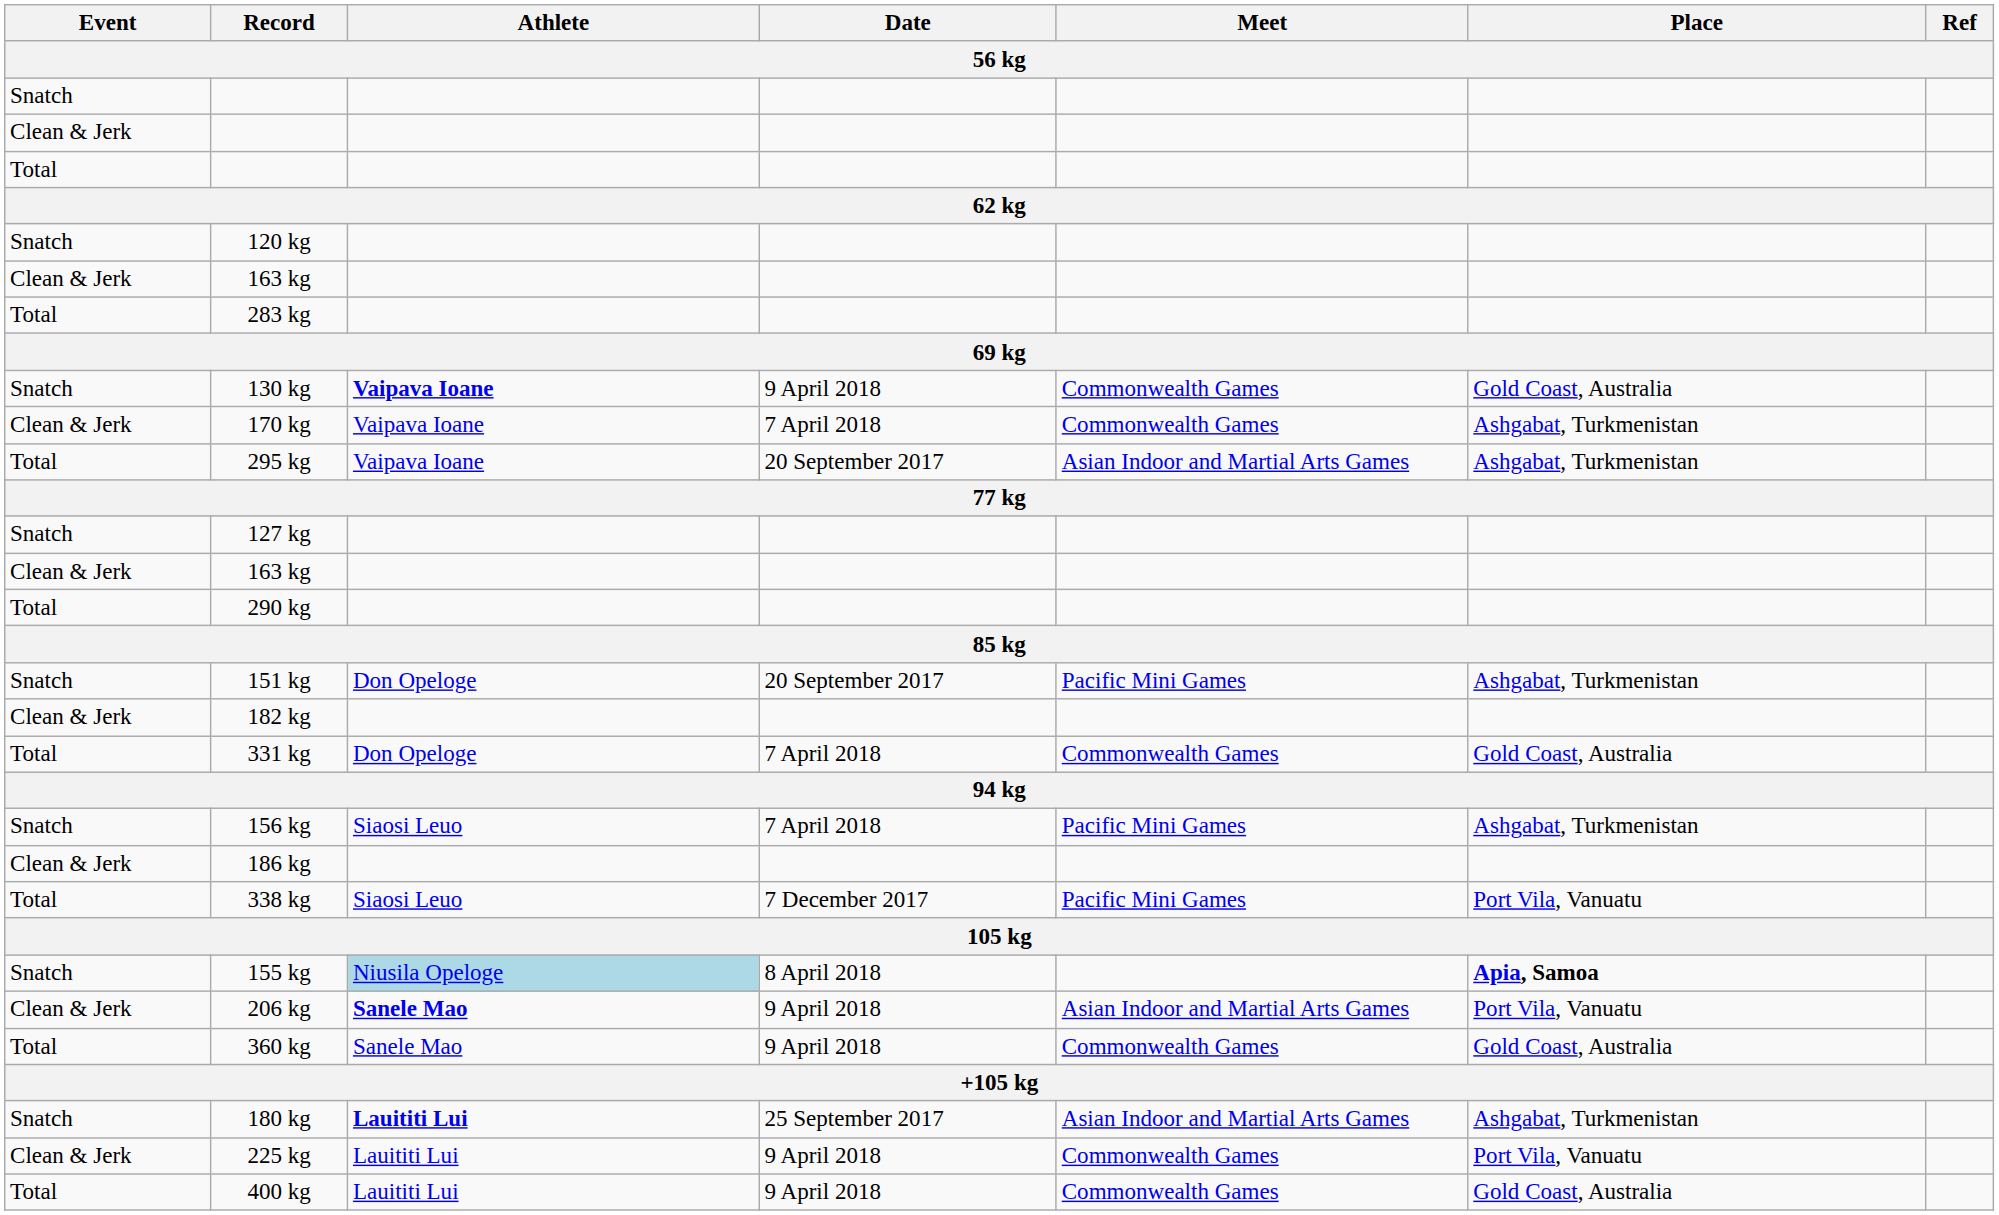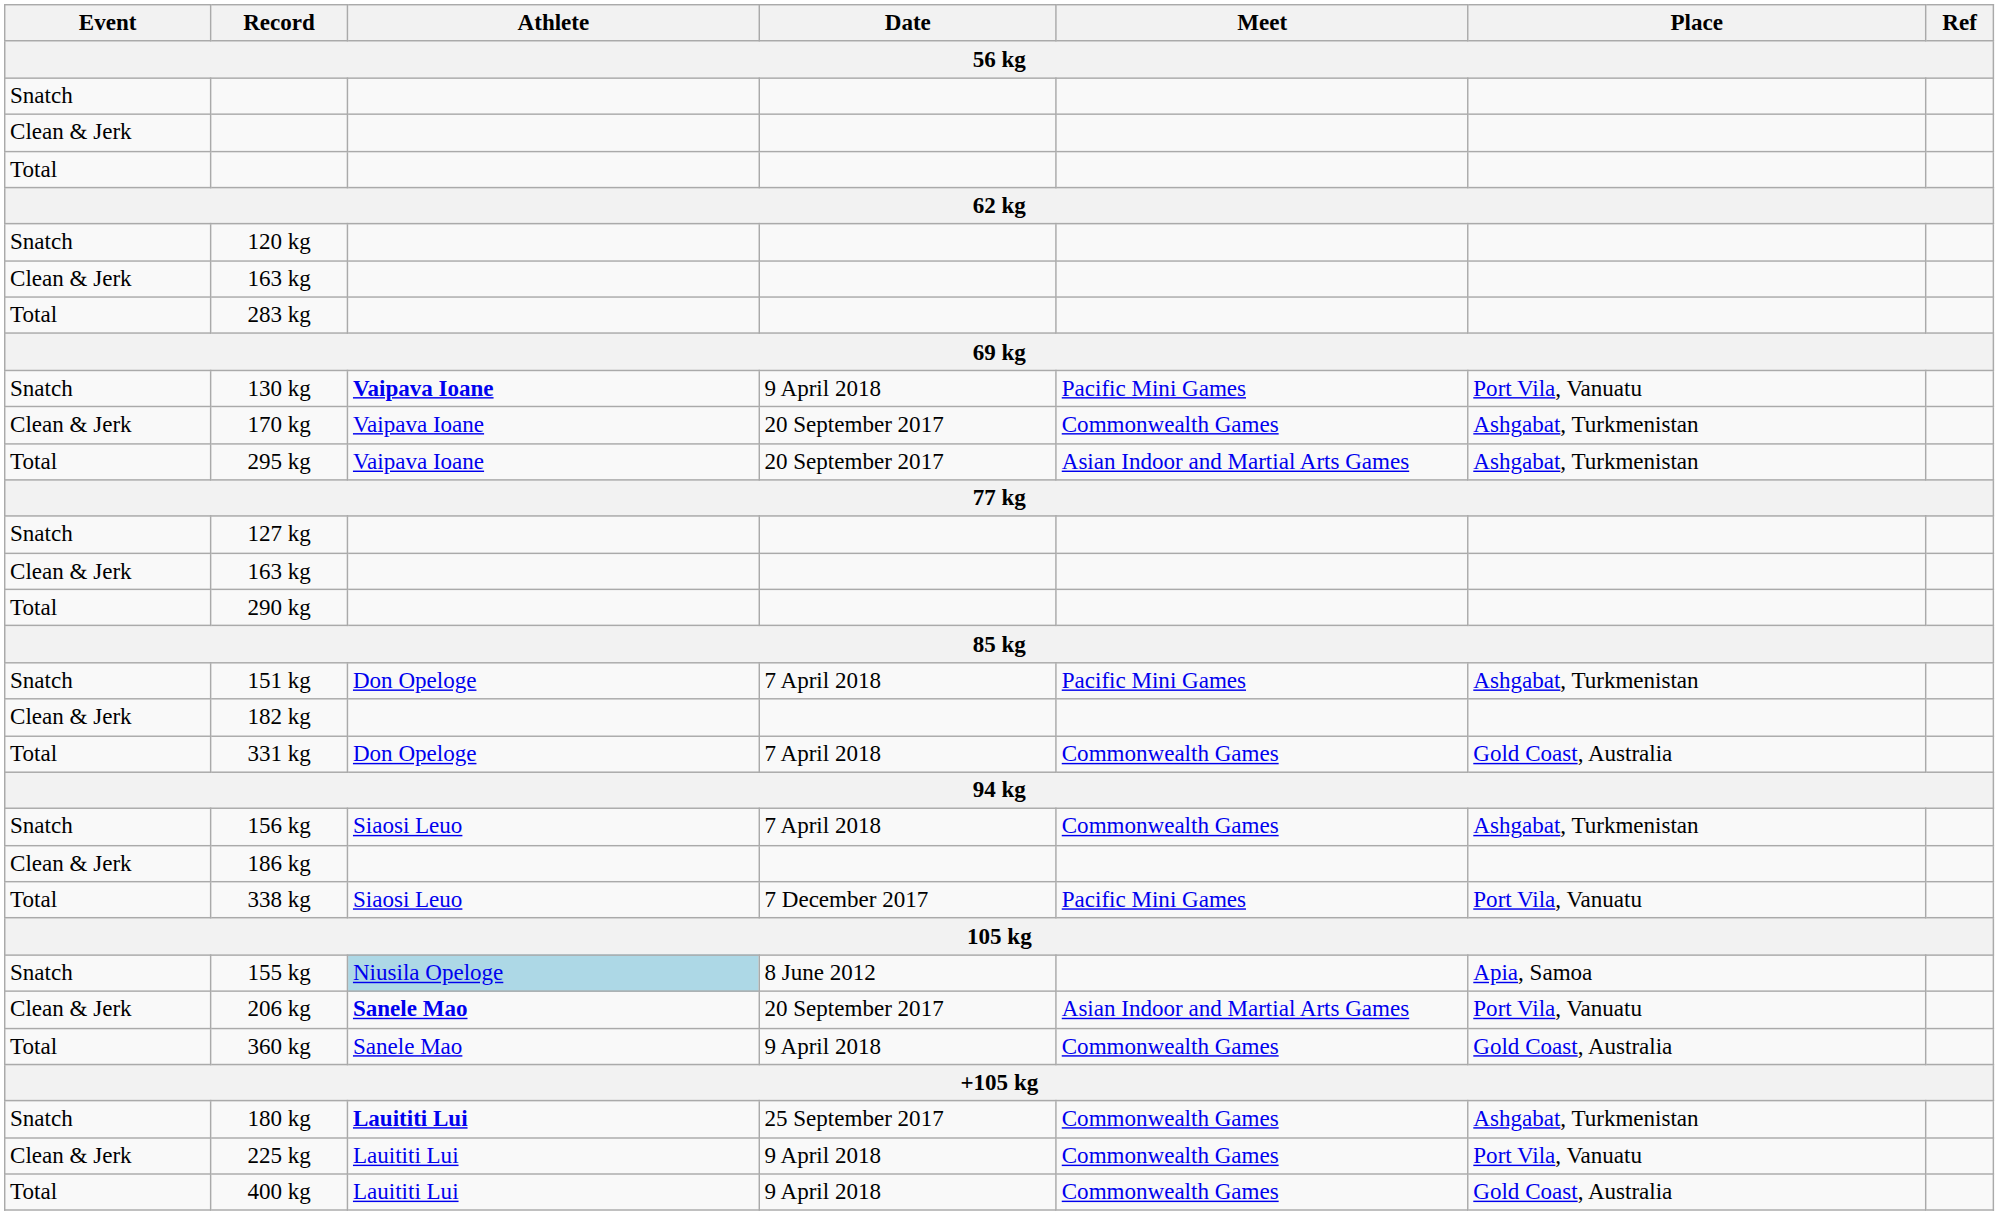(1170, 388) Commonwealth Games -> (1154, 388) Pacific Mini Games
(1573, 388) Gold Coast, Australia -> (1558, 388) Port Vila, Vanuatu
(823, 424) 7 April 2018 -> (854, 424) 20 September 2017
(854, 680) 20 September 2017 -> (823, 680) 7 April 2018
(1154, 826) Pacific Mini Games -> (1170, 826) Commonwealth Games
(823, 972) 8 April 2018 -> (820, 972) 8 June 2012
(1536, 972) bold -> (1533, 972) normal
(823, 1009) 9 April 2018 -> (854, 1009) 20 September 2017
(1235, 1118) Asian Indoor and Martial Arts Games -> (1170, 1118) Commonwealth Games
